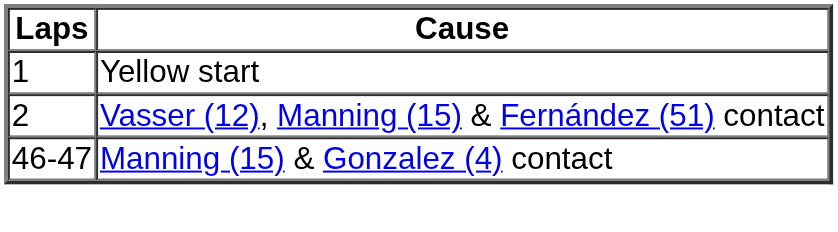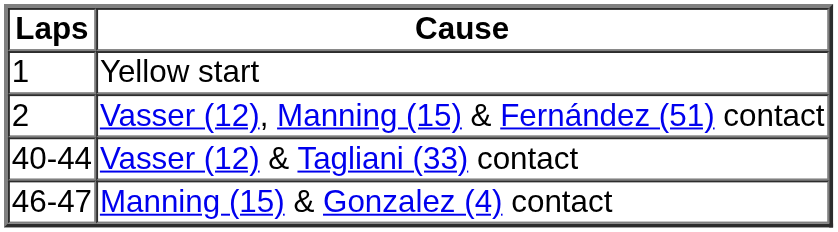+ row: (339, 158)
